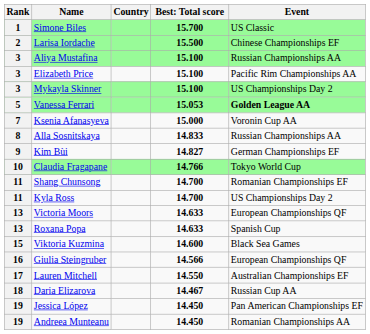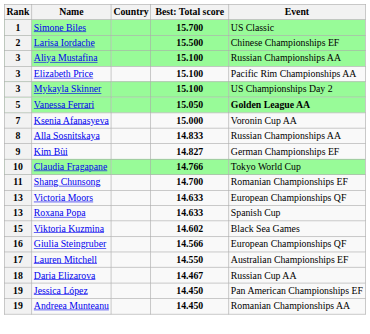(190, 105) 15.053 -> (190, 105) 15.050
- row: (54, 197)
(190, 244) 14.600 -> (190, 228) 14.602
